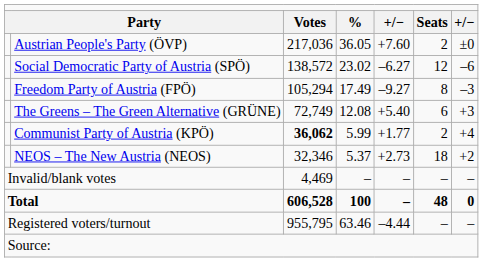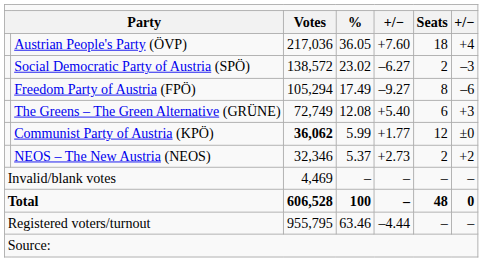(444, 44) 2 -> (441, 44) 18
(467, 44) ±0 -> (467, 44) +4
(441, 66) 12 -> (444, 66) 2
(467, 66) –6 -> (467, 66) –3
(467, 89) –3 -> (467, 89) –6
(444, 133) 2 -> (441, 133) 12
(467, 133) +4 -> (467, 133) ±0
(441, 156) 18 -> (444, 156) 2
